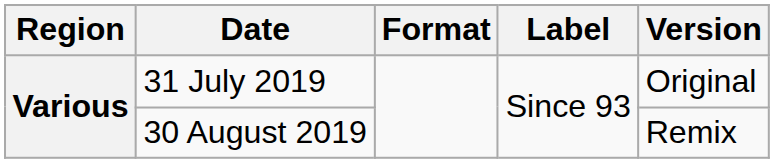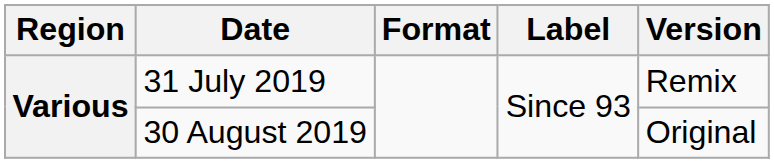(701, 81) Original -> (691, 81) Remix
(691, 132) Remix -> (701, 132) Original
